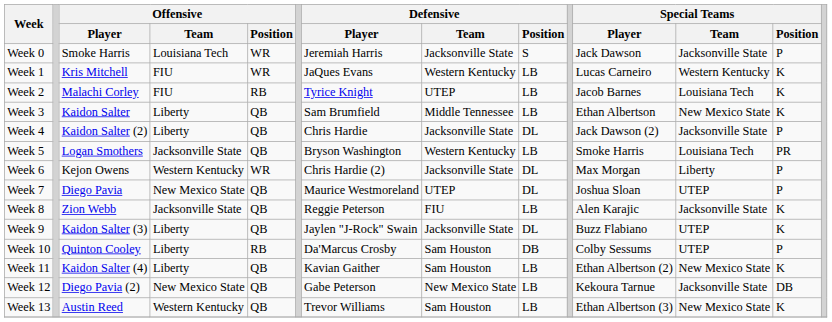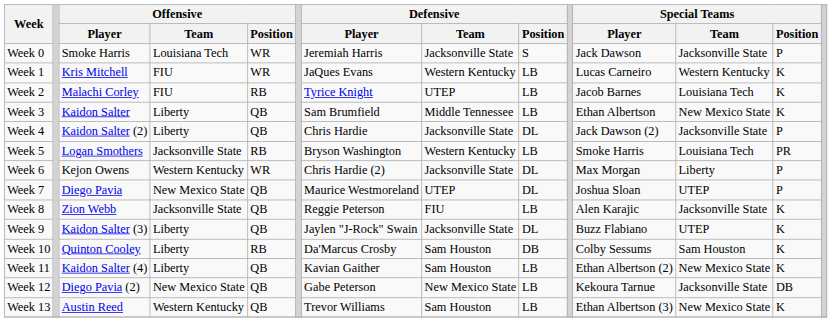(259, 151) QB -> (259, 151) RB
(694, 248) UTEP -> (712, 248) Sam Houston
(779, 248) P -> (780, 248) K
